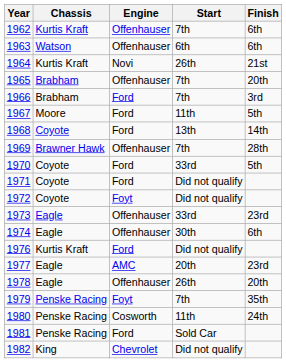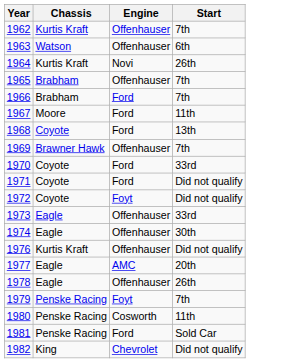- column: (263, 13)
(123, 249) Ford -> (141, 249) Offenhauser
